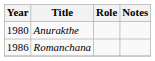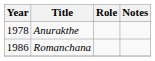(18, 30) 1980 -> (18, 30) 1978
